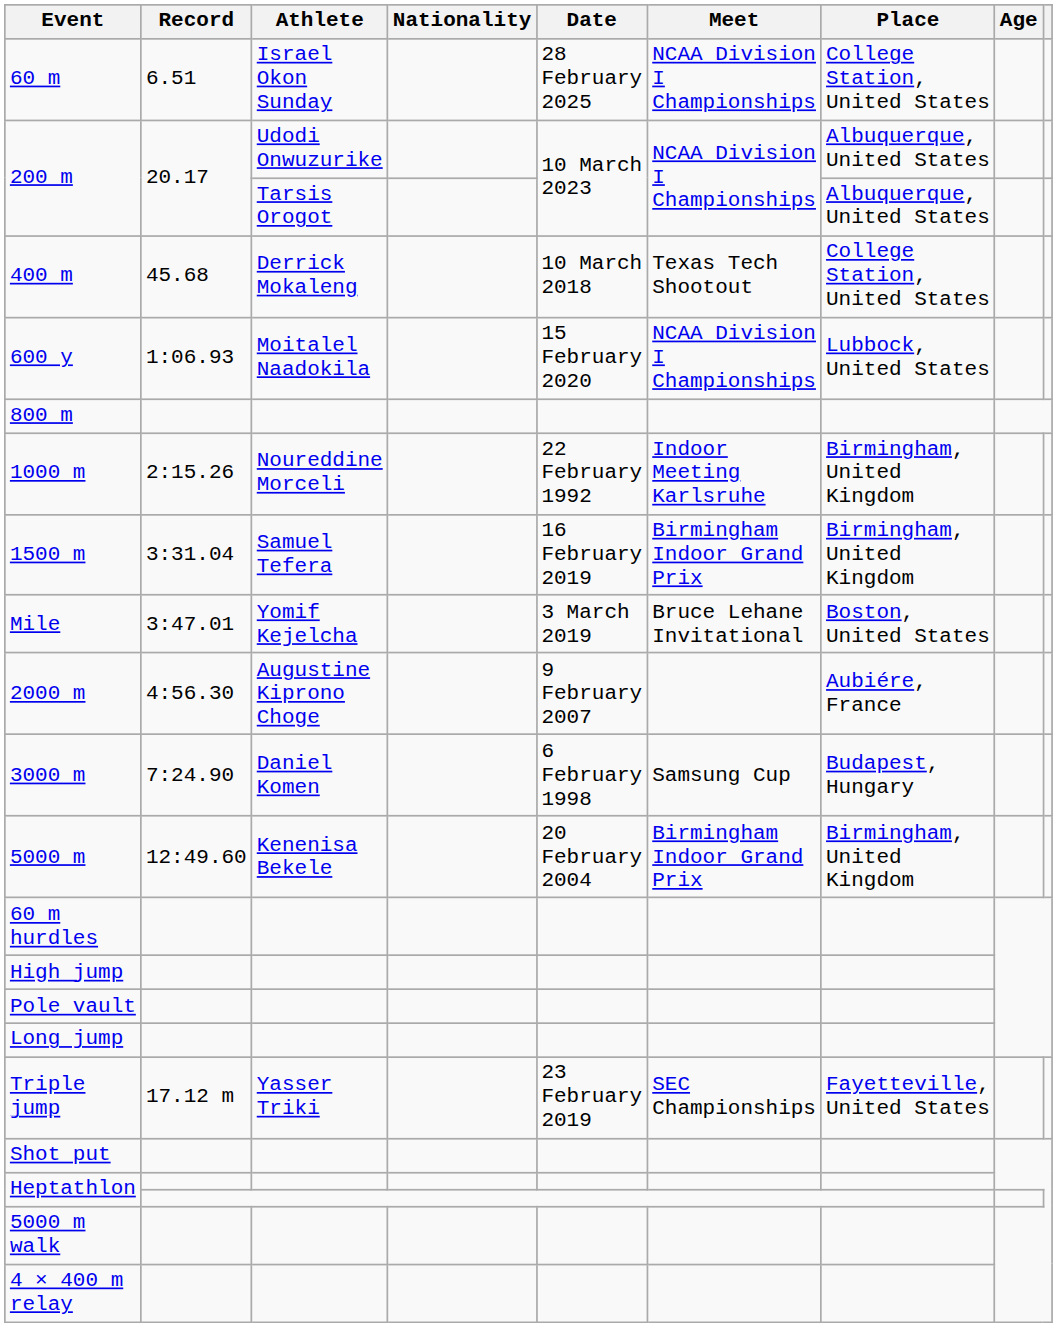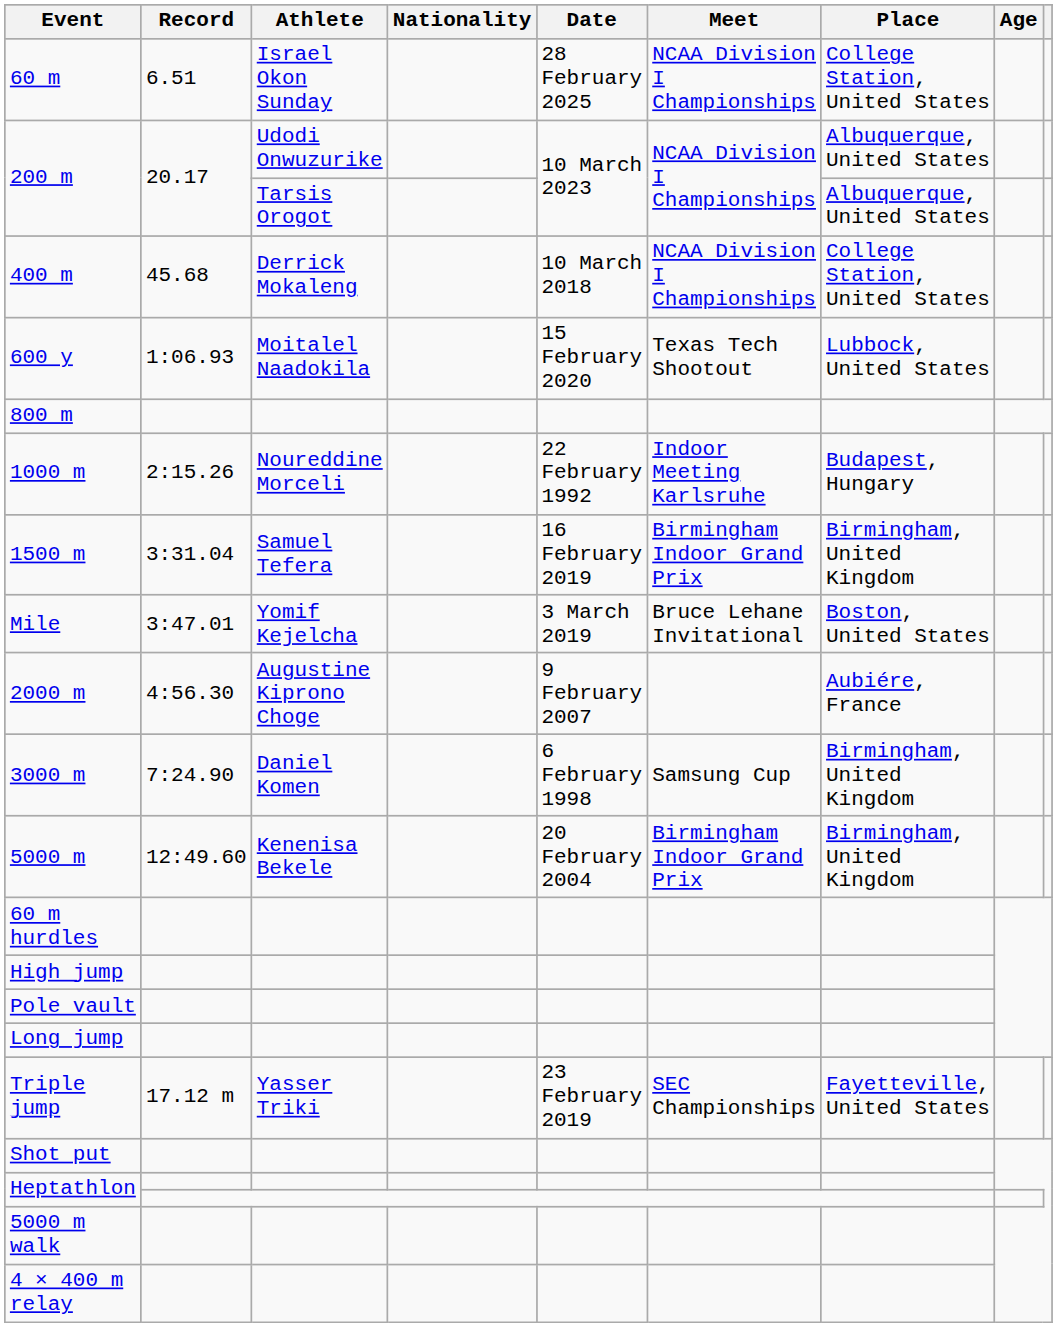(715, 277) Texas Tech Shootout -> (734, 277) NCAA Division I Championships
(734, 358) NCAA Division I Championships -> (715, 358) Texas Tech Shootout
(895, 474) Birmingham, United Kingdom -> (883, 474) Budapest, Hungary
(883, 776) Budapest, Hungary -> (895, 776) Birmingham, United Kingdom
